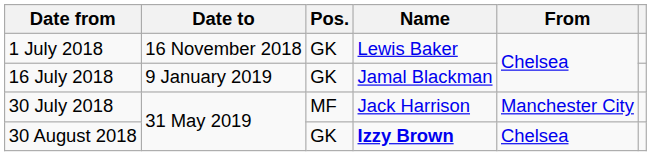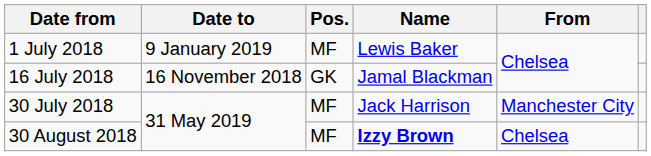(223, 48) 16 November 2018 -> (209, 48) 9 January 2019
(323, 48) GK -> (323, 48) MF
(209, 77) 9 January 2019 -> (223, 77) 16 November 2018
(323, 135) GK -> (323, 135) MF
